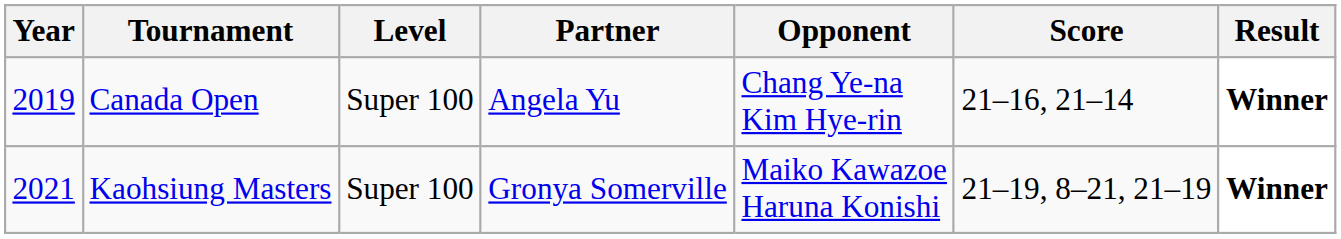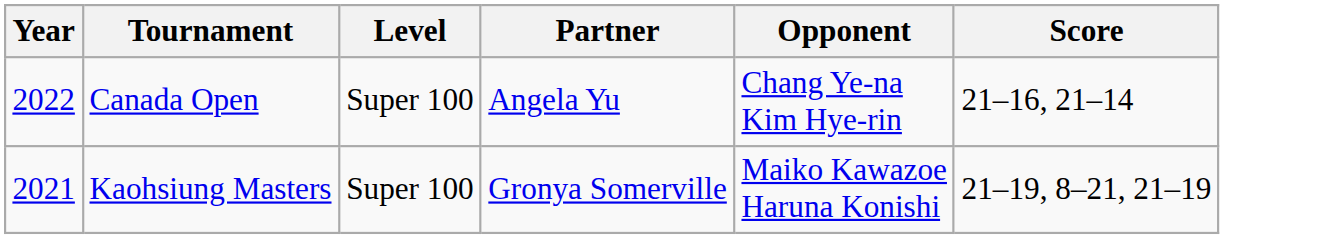- column: (1277, 30)
(44, 100) 2019 -> (44, 100) 2022
